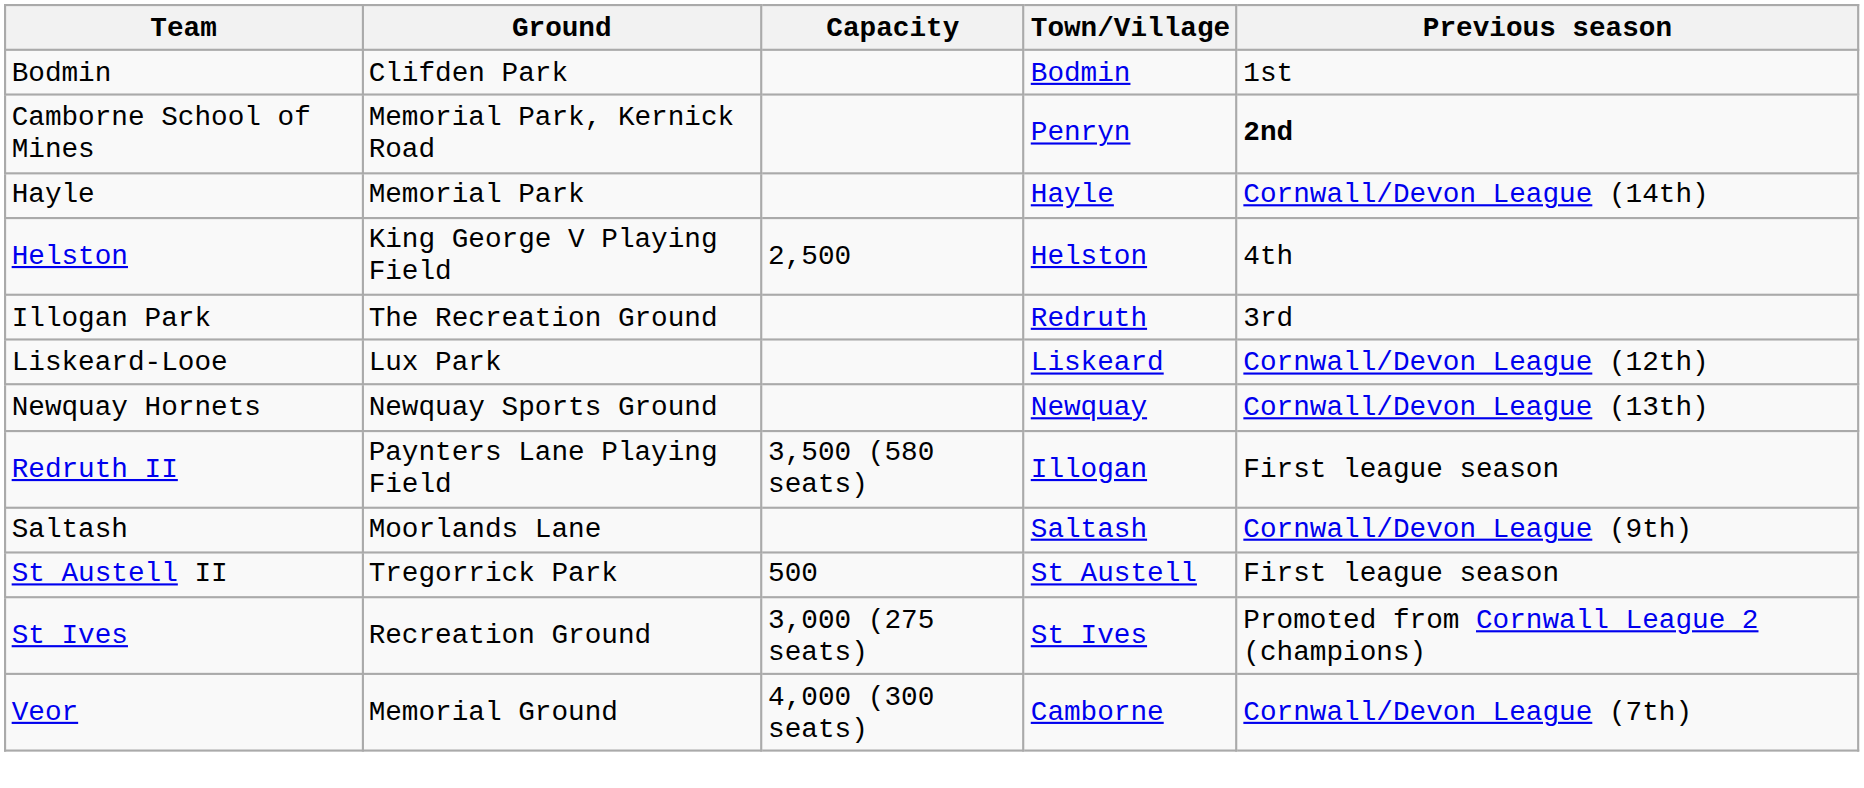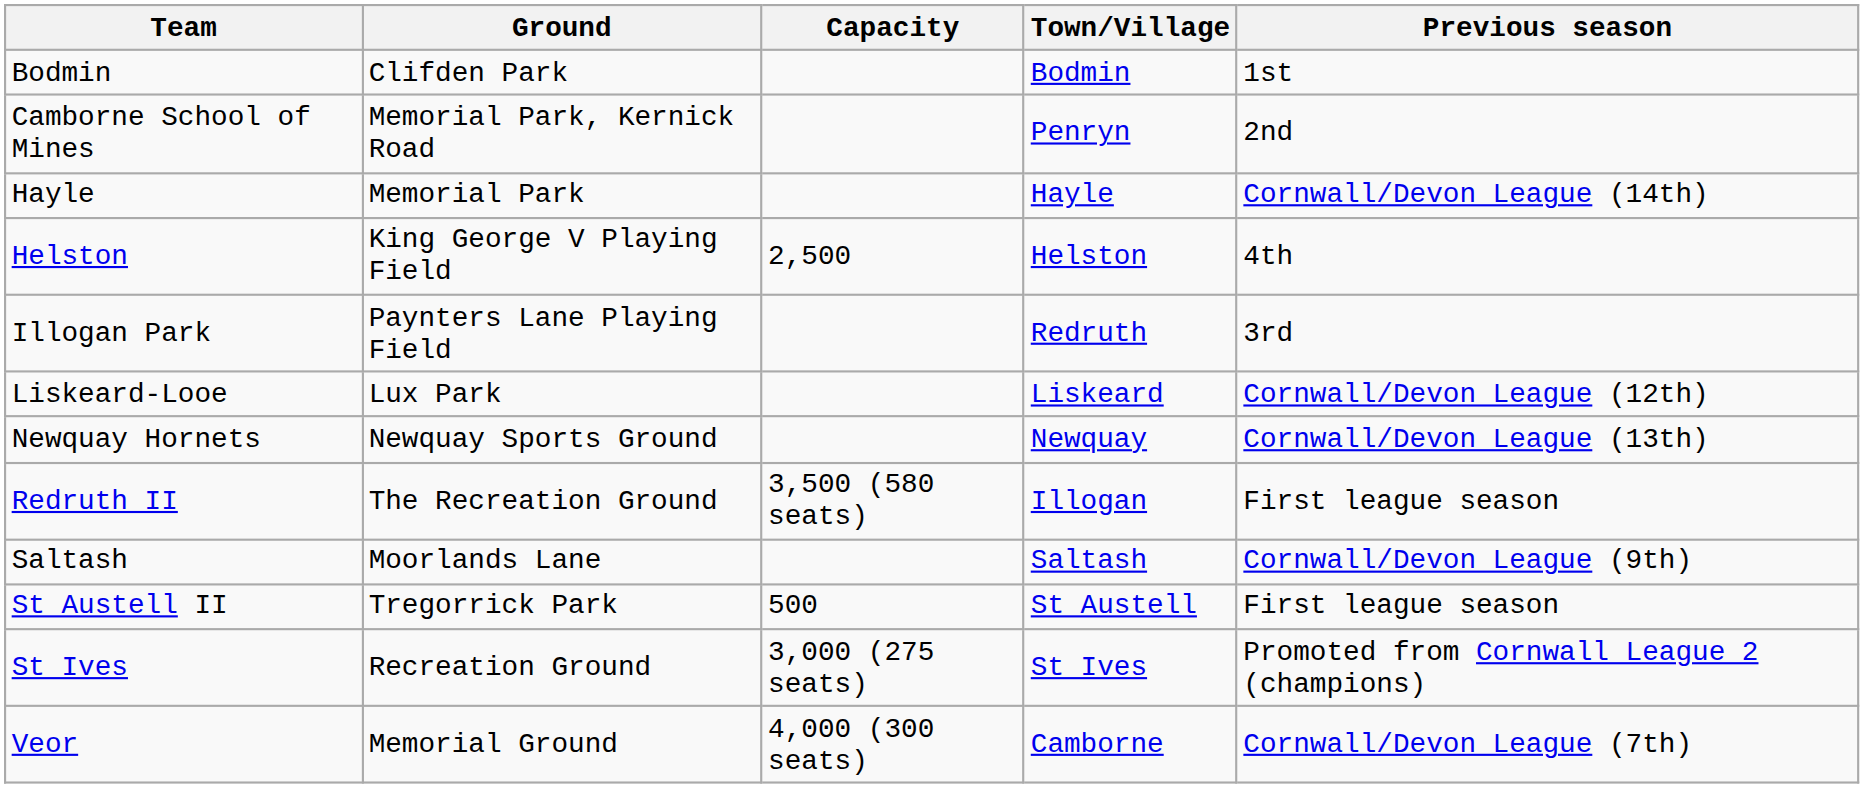(1268, 134) bold -> (1268, 134) normal
(543, 317) The Recreation Ground -> (543, 333) Paynters Lane Playing Field
(543, 469) Paynters Lane Playing Field -> (543, 500) The Recreation Ground
